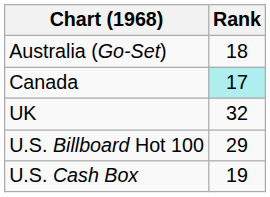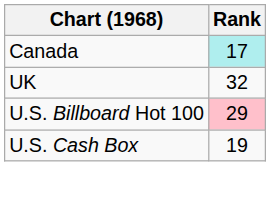- row: (88, 51)
(237, 144) no background -> (237, 113) pink background
